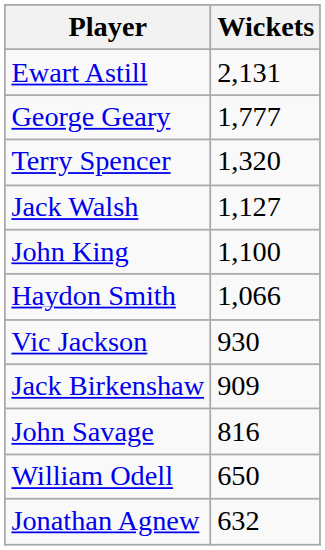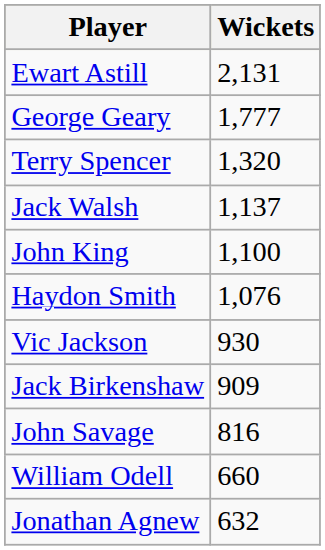(249, 206) 1,127 -> (249, 206) 1,137
(249, 296) 1,066 -> (249, 296) 1,076
(238, 476) 650 -> (238, 476) 660
